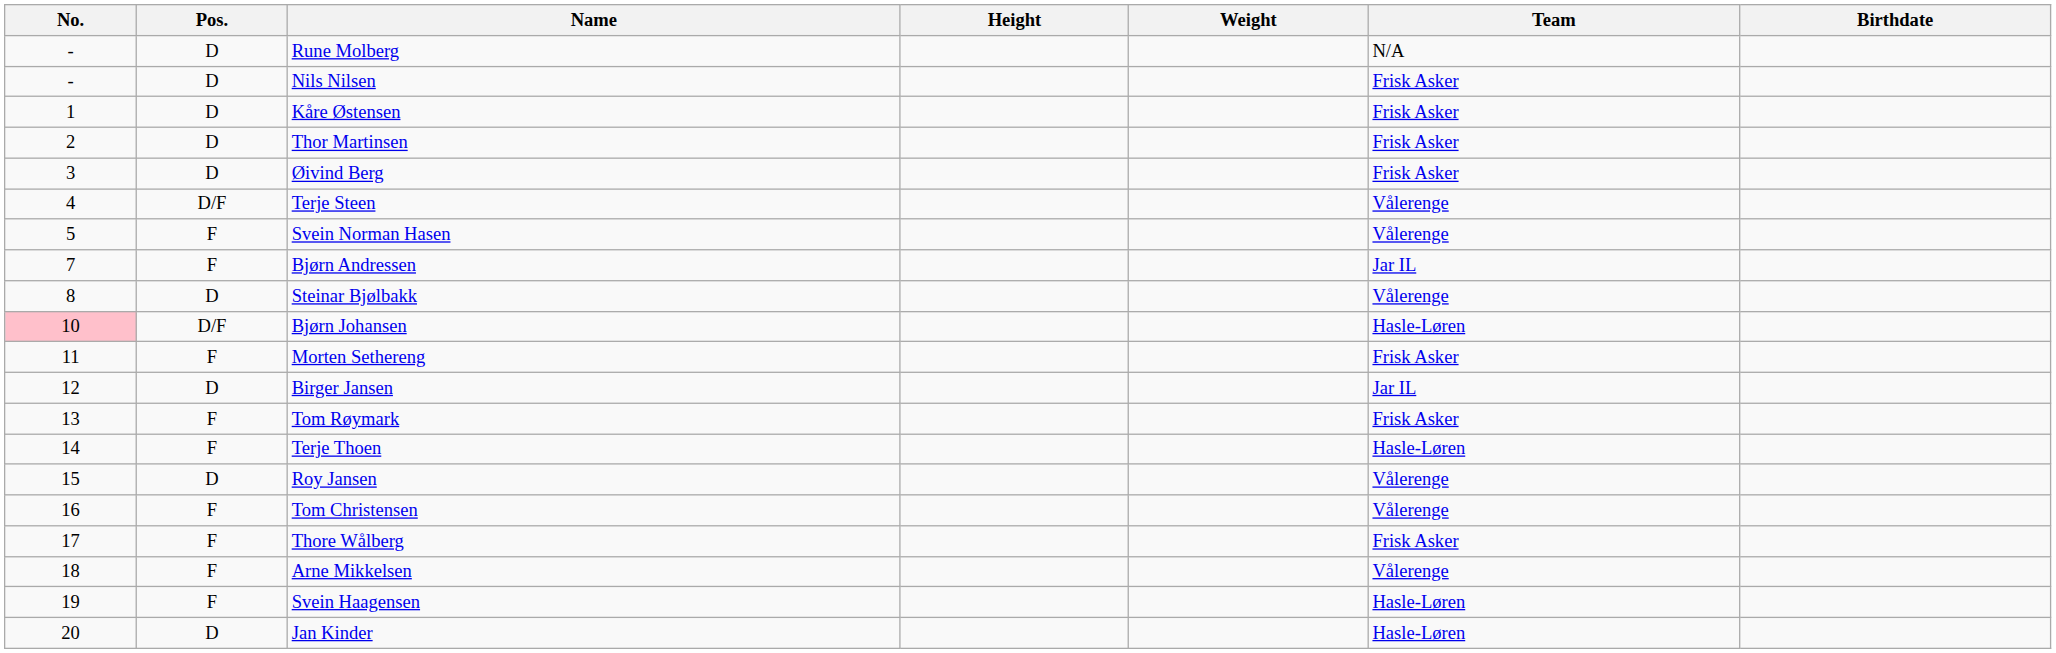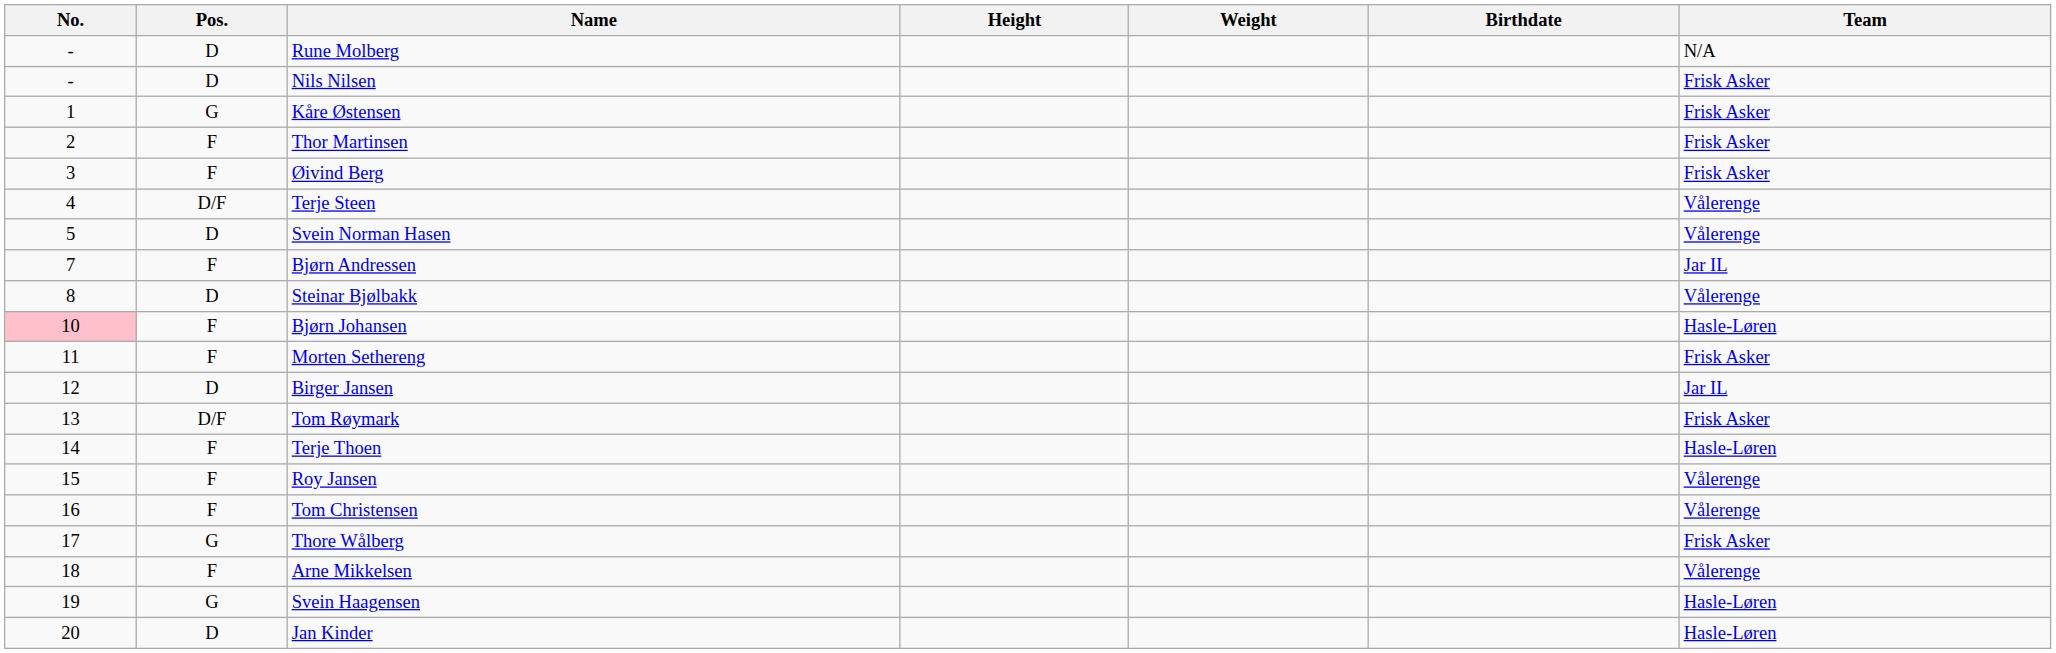columns swapped: (1895, 20) <-> (1554, 20)
(212, 112) D -> (212, 112) G
(212, 142) D -> (212, 142) F
(212, 173) D -> (212, 173) F
(212, 234) F -> (212, 234) D
(212, 326) D/F -> (212, 326) F
(212, 418) F -> (212, 418) D/F
(212, 479) D -> (212, 479) F
(212, 541) F -> (212, 541) G
(212, 602) F -> (212, 602) G
